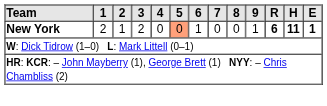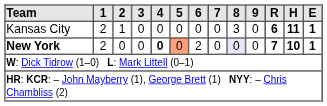+ row: (38, 29)
(122, 29) 1 -> (122, 46) 0
(141, 29) 2 -> (141, 46) 0
(160, 29) normal -> (160, 46) bold
(198, 29) 1 -> (198, 46) 2
(236, 29) no background -> (236, 46) lavender background
(255, 29) 1 -> (255, 46) 0
(274, 29) 6 -> (274, 46) 7
(293, 29) 11 -> (293, 46) 10
